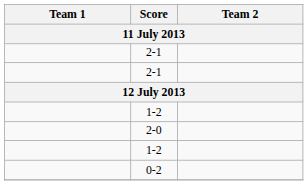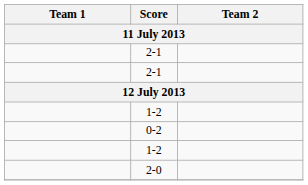rows swapped: (67, 131) <-> (67, 170)
